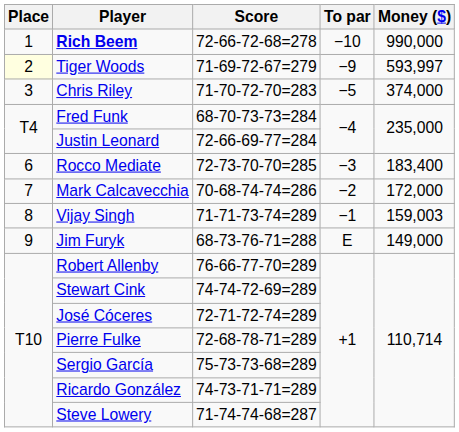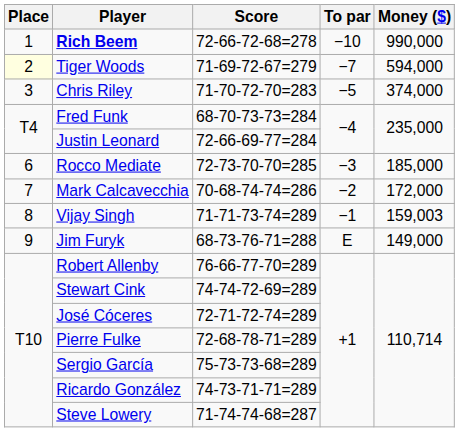(347, 66) −9 -> (347, 66) −7
(415, 66) 593,997 -> (415, 66) 594,000
(415, 166) 183,400 -> (415, 166) 185,000
